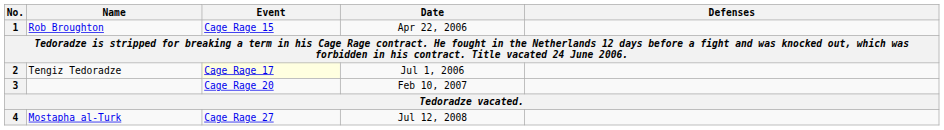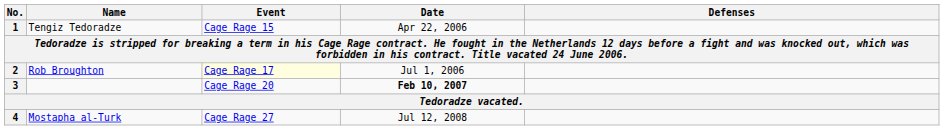(66, 28) Rob Broughton -> (75, 28) Tengiz Tedoradze
(75, 70) Tengiz Tedoradze -> (66, 70) Rob Broughton
(432, 86) normal -> (432, 86) bold
